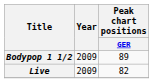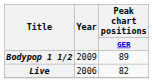(87, 71) 2009 -> (87, 71) 2006
